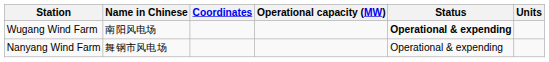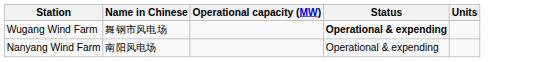- column: (222, 12)
(131, 29) 南阳风电场 -> (136, 29) 舞钢市风电场
(136, 47) 舞钢市风电场 -> (131, 47) 南阳风电场
